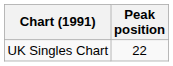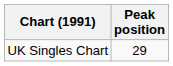(140, 50) 22 -> (140, 50) 29
